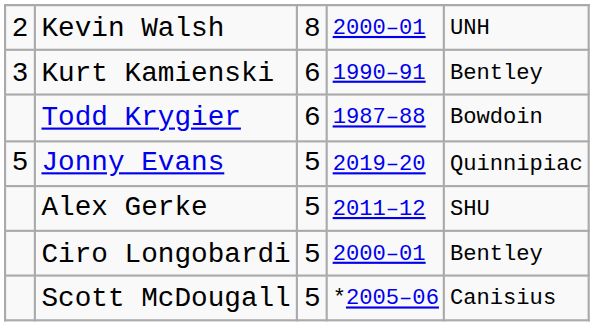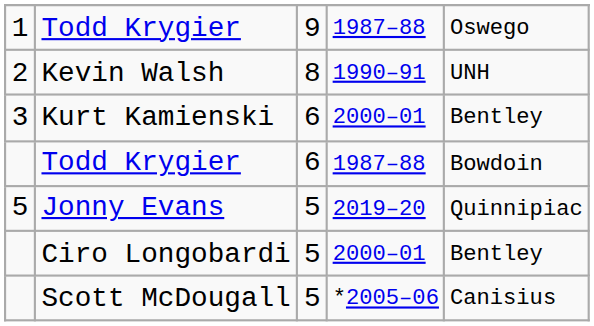+ row: (20, 28)
(379, 28) 2000–01 -> (379, 73) 1990–91
(379, 73) 1990–91 -> (379, 118) 2000–01
- row: (20, 208)
